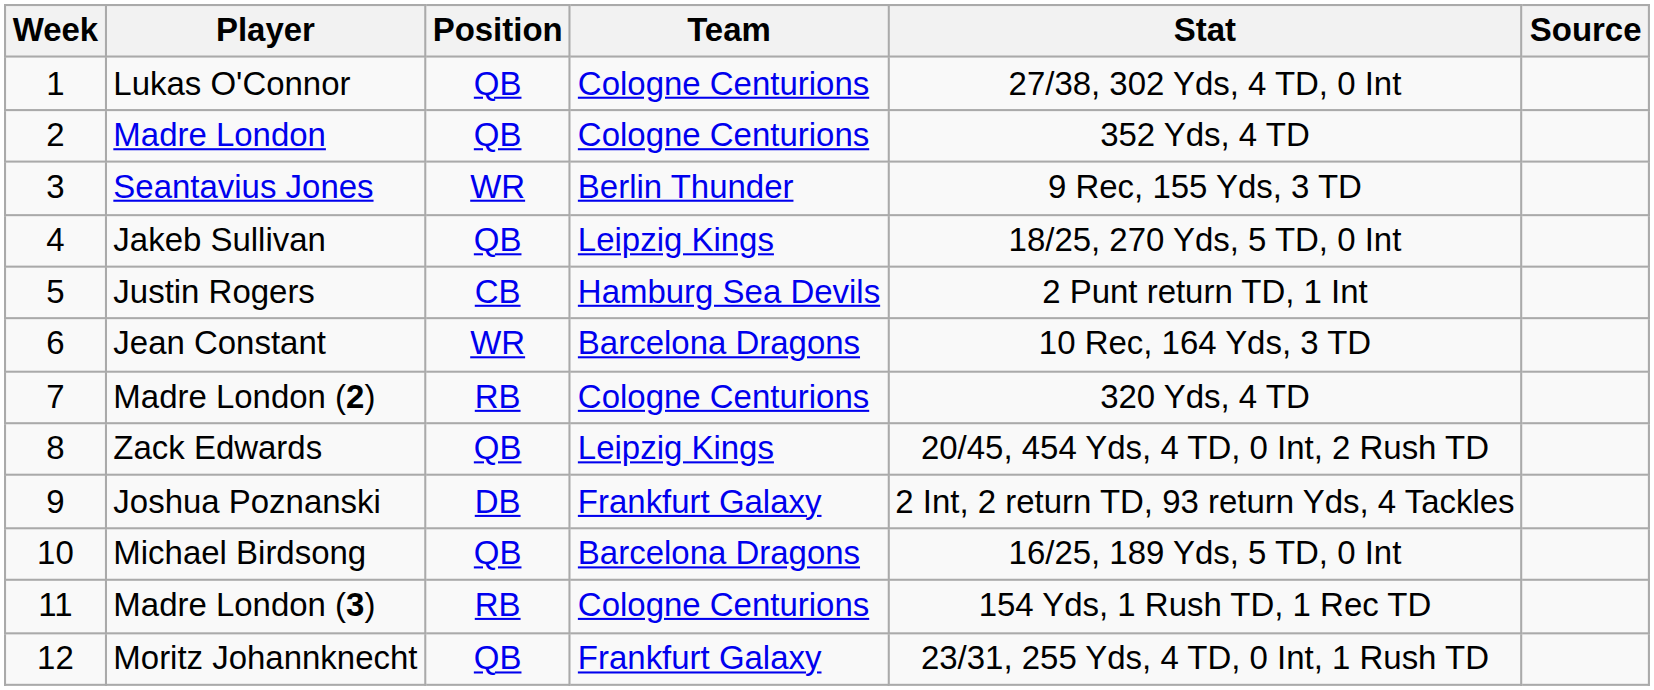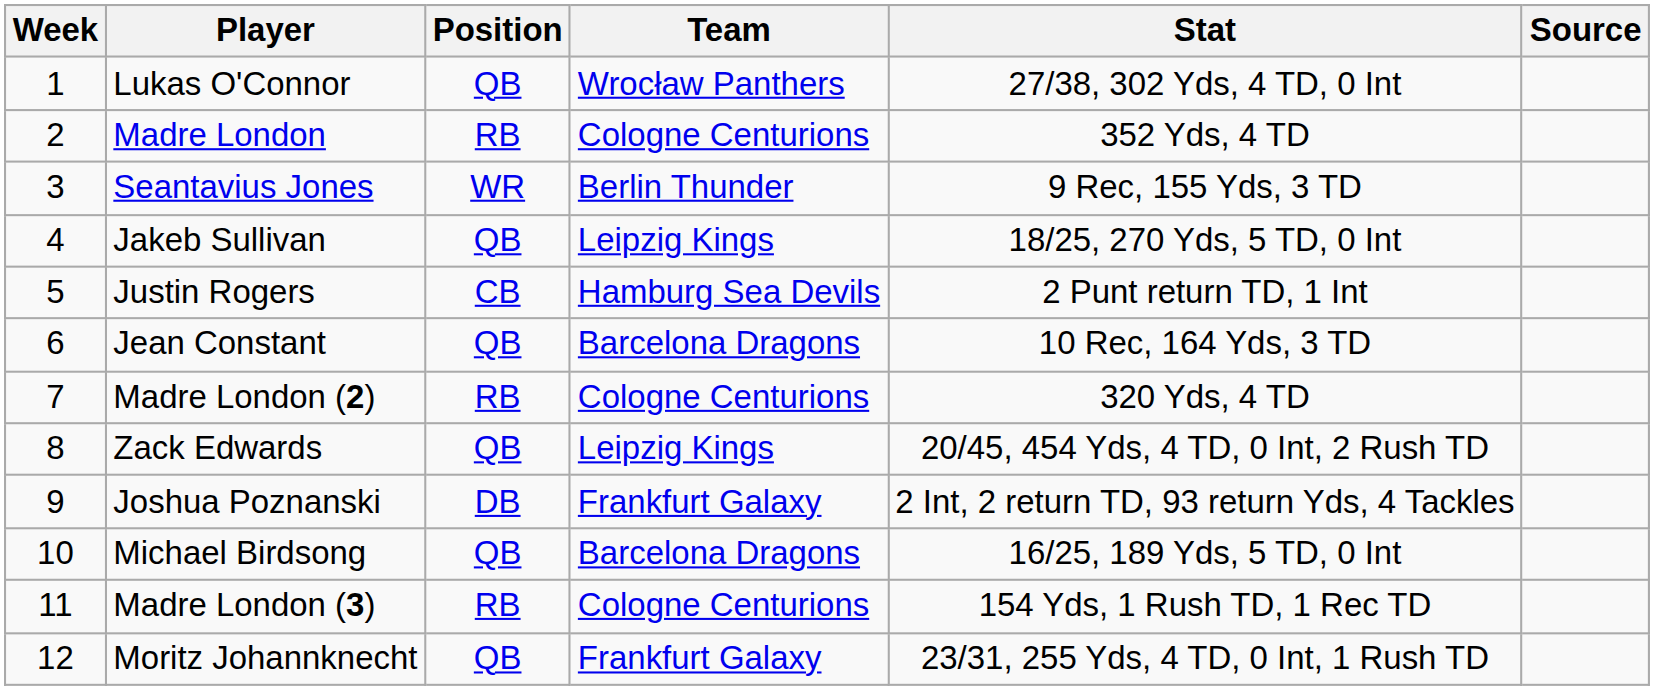(724, 82) Cologne Centurions -> (711, 82) Wrocław Panthers
(498, 135) QB -> (498, 135) RB
(498, 344) WR -> (498, 344) QB
